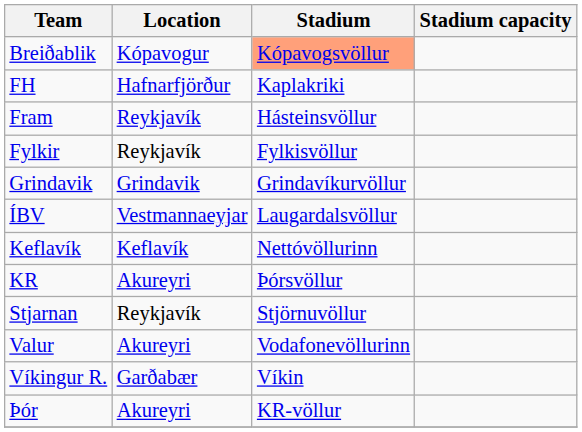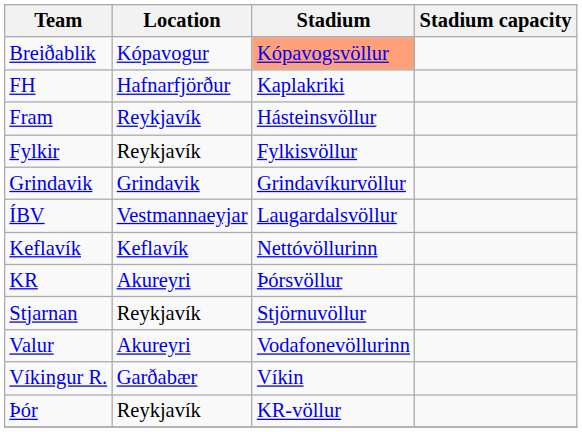(154, 410) Akureyri -> (159, 410) Reykjavík
